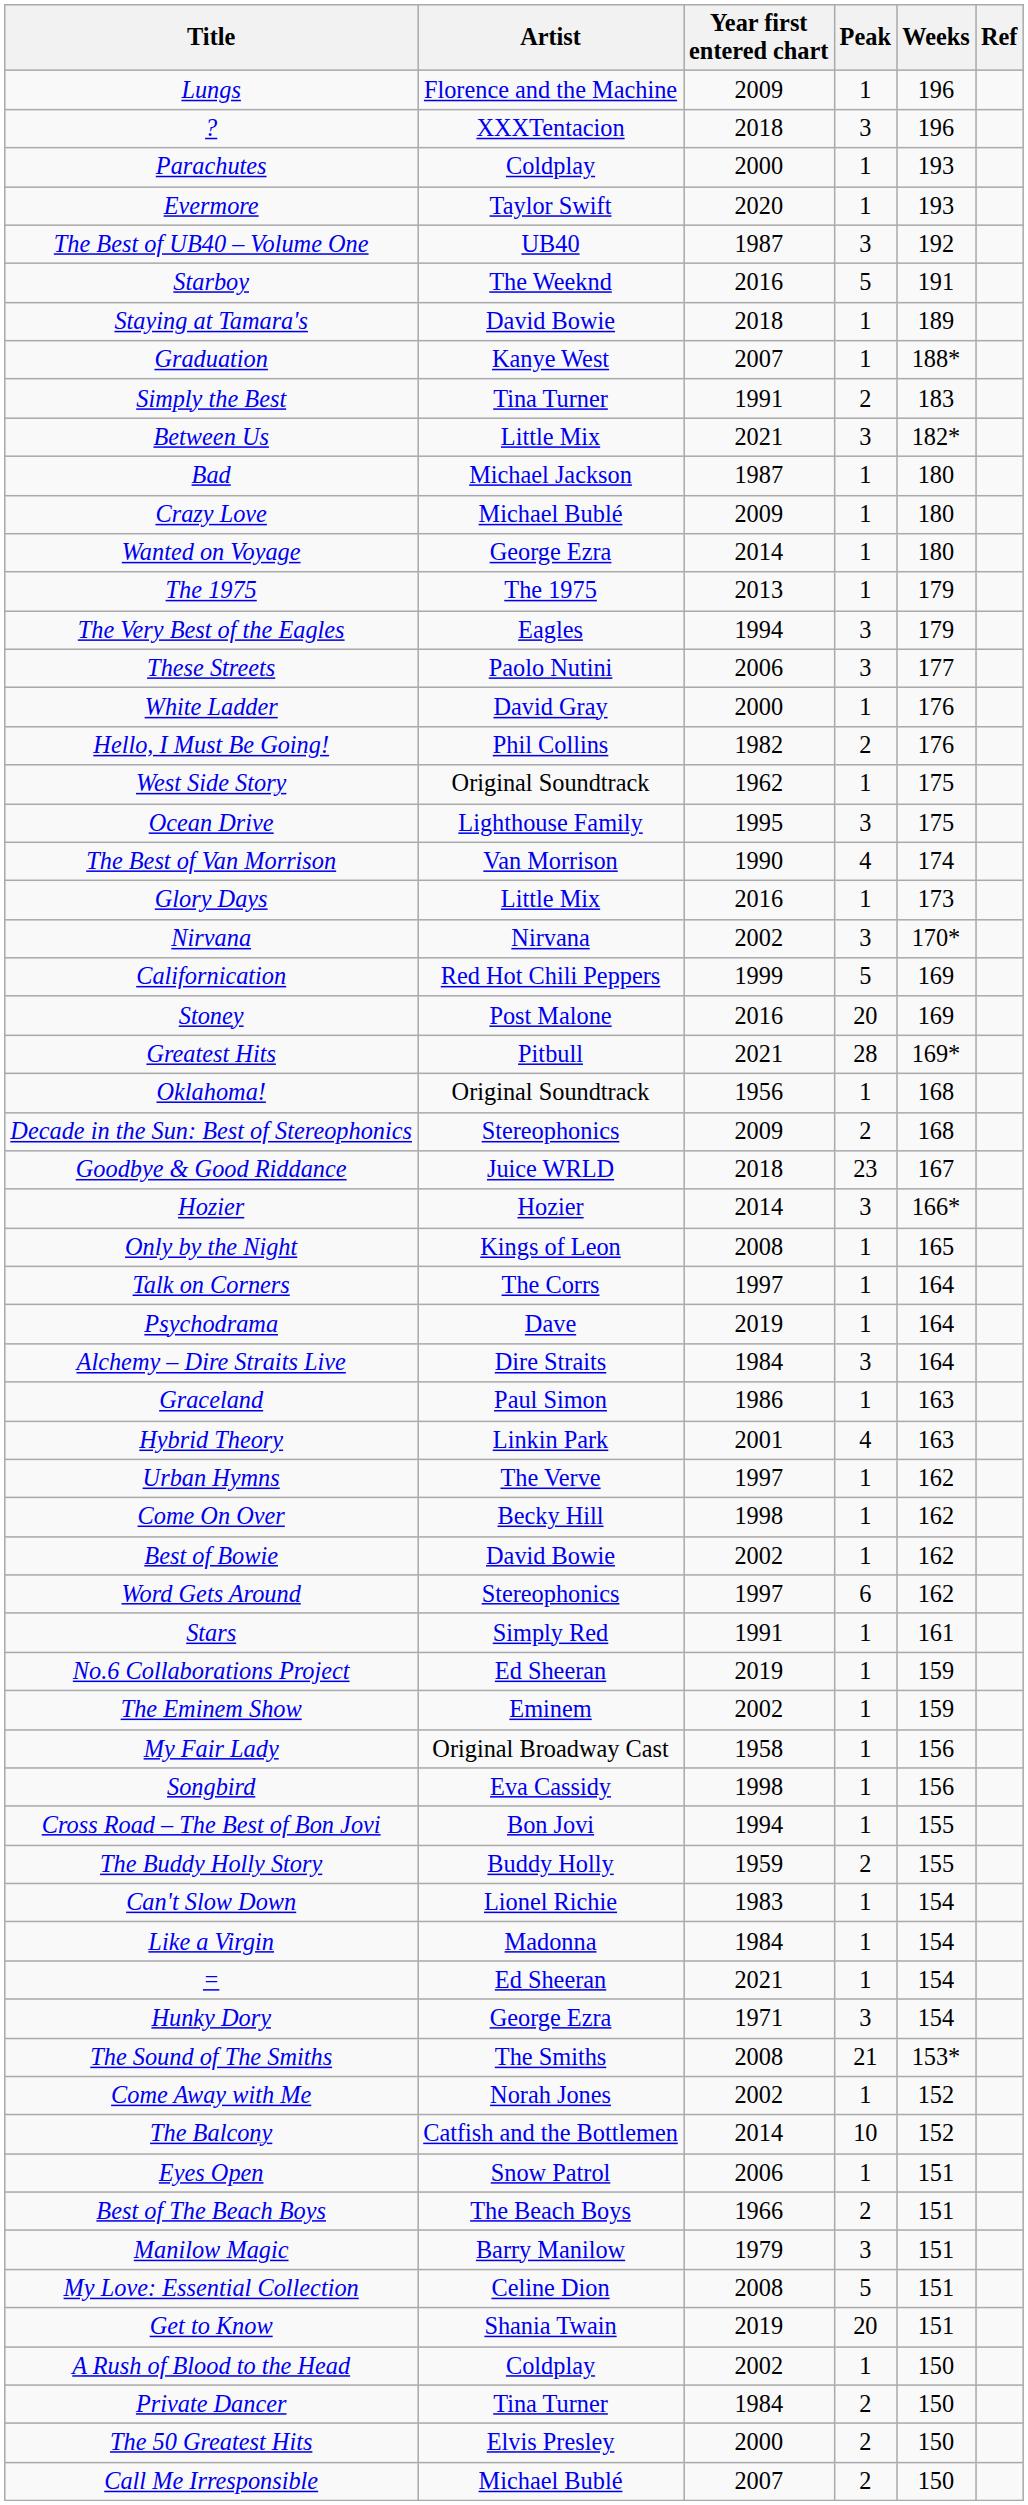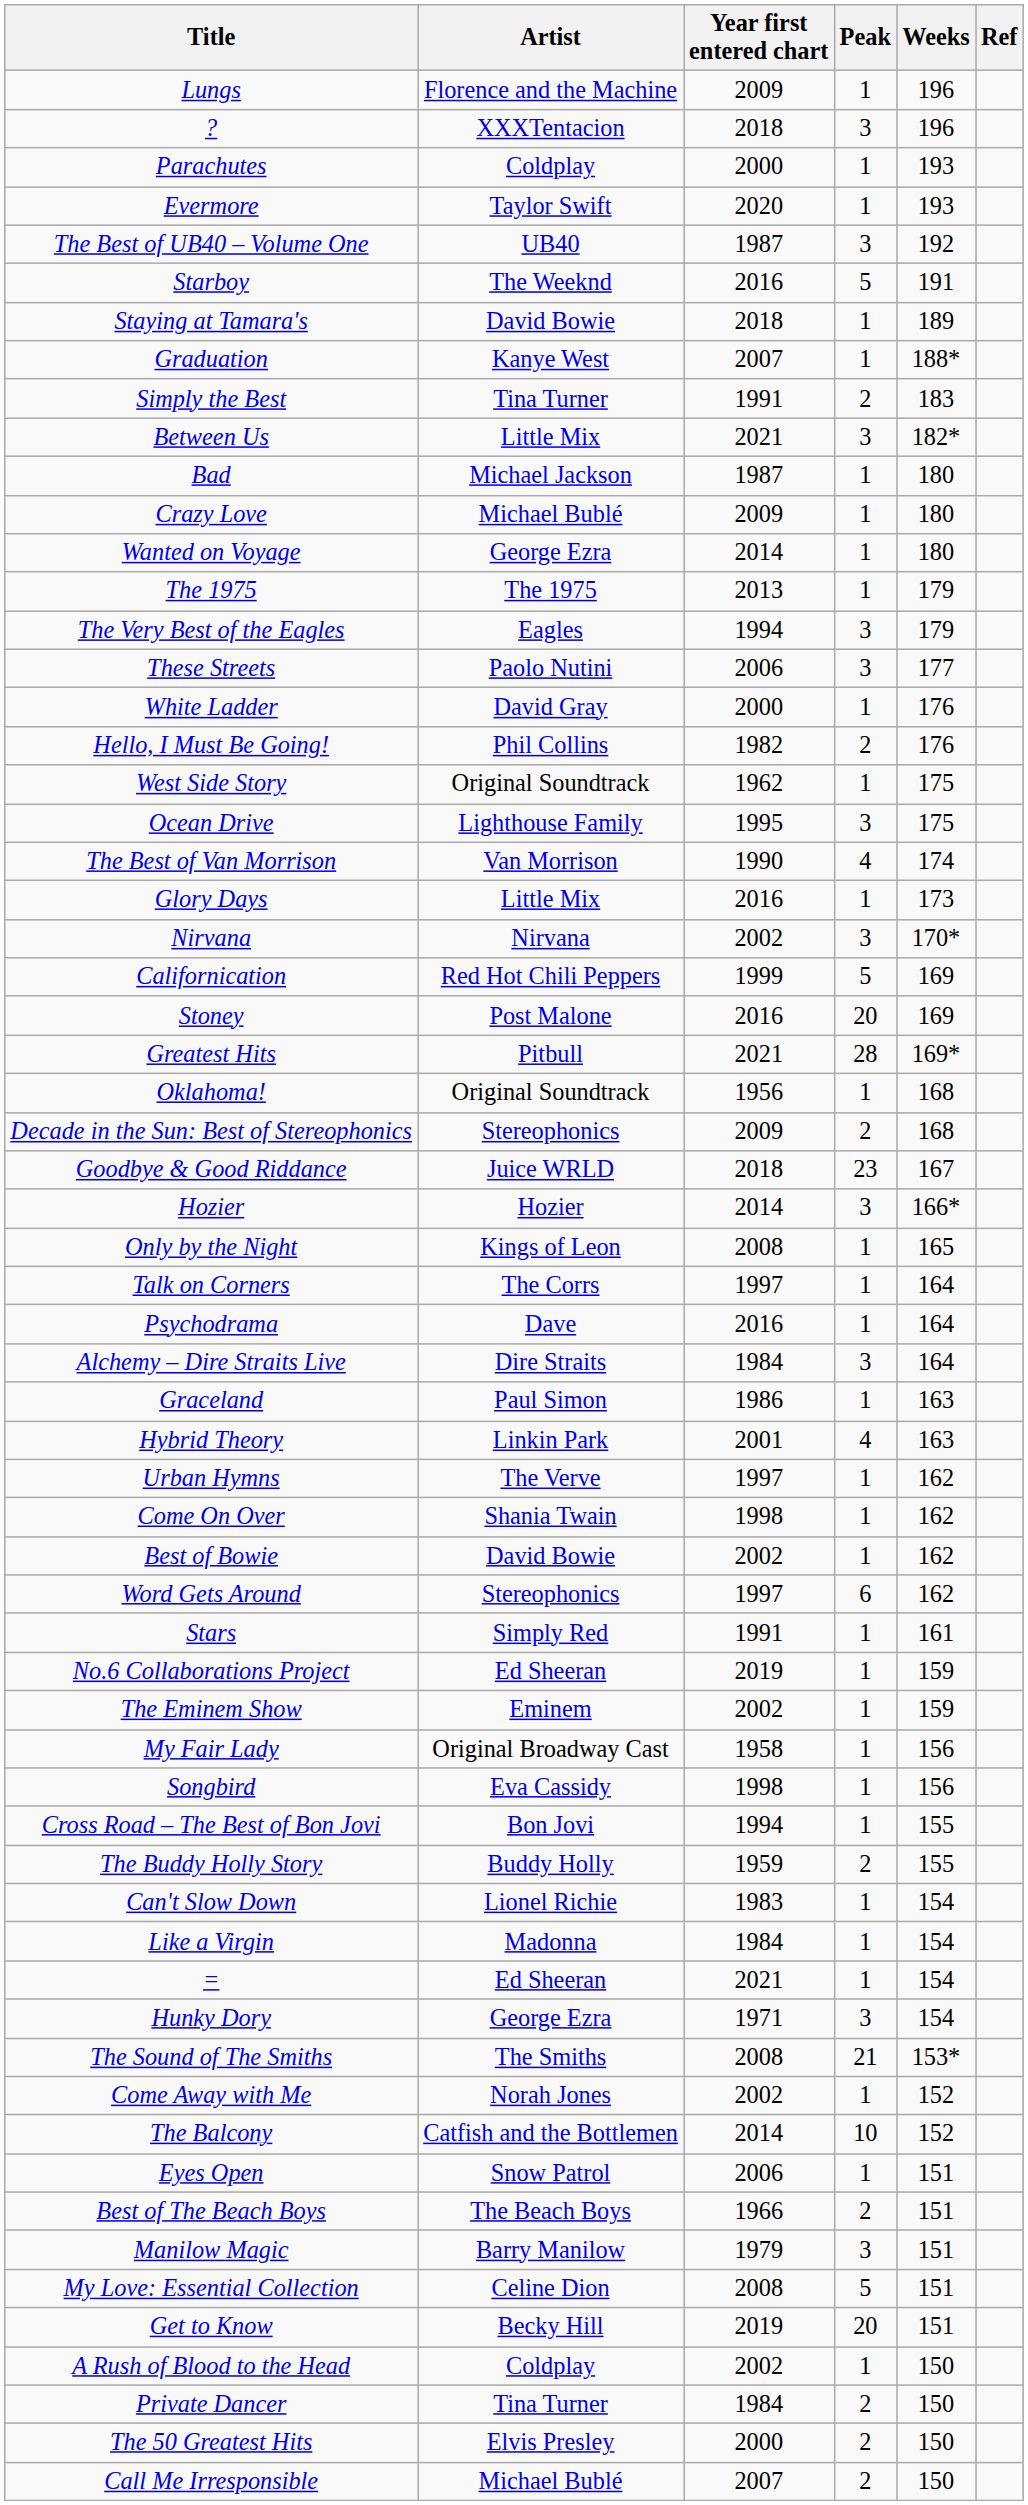(759, 1323) 2019 -> (759, 1323) 2016
(551, 1516) Becky Hill -> (551, 1516) Shania Twain
(551, 2326) Shania Twain -> (551, 2326) Becky Hill
